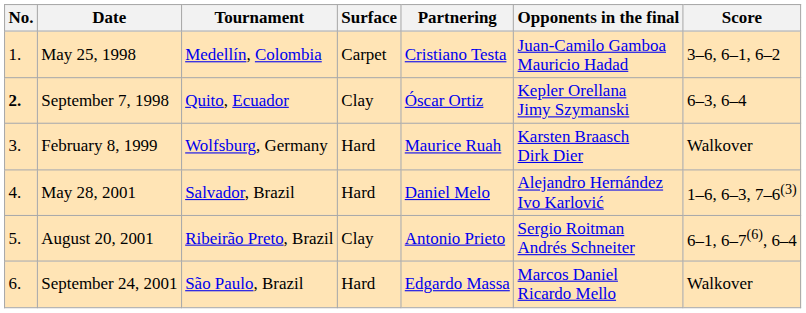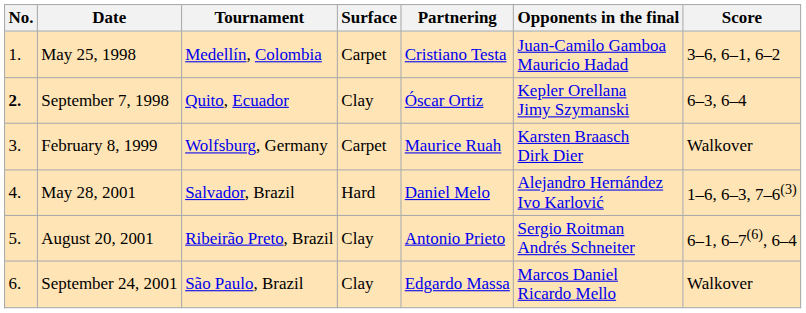(358, 146) Hard -> (364, 146) Carpet
(358, 284) Hard -> (357, 284) Clay
